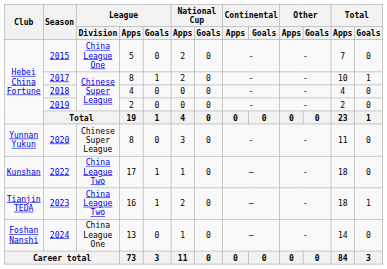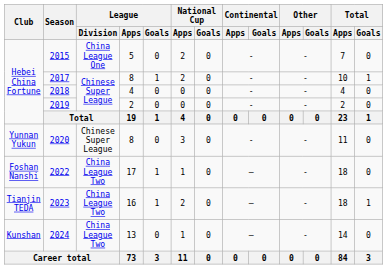(24, 172) Kunshan -> (24, 172) Foshan Nanshi
(24, 235) Foshan Nanshi -> (24, 235) Kunshan
(98, 235) China League One -> (98, 235) China League Two
